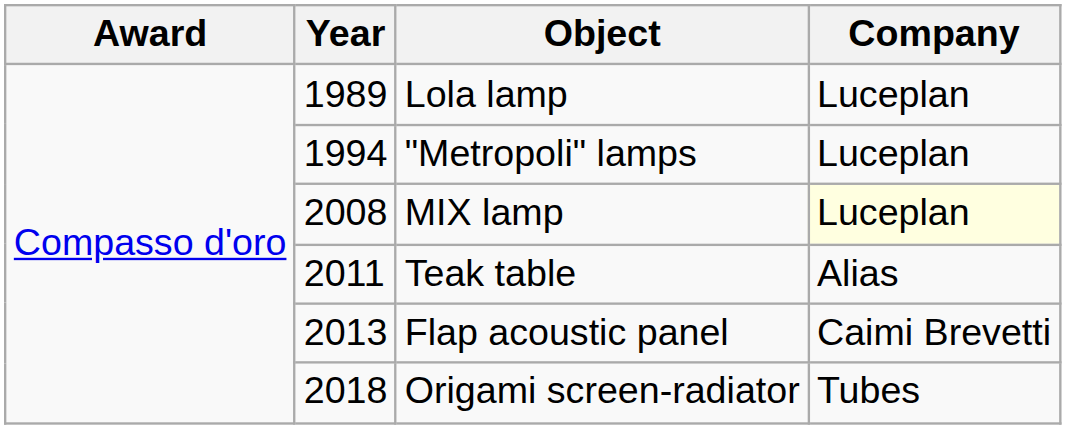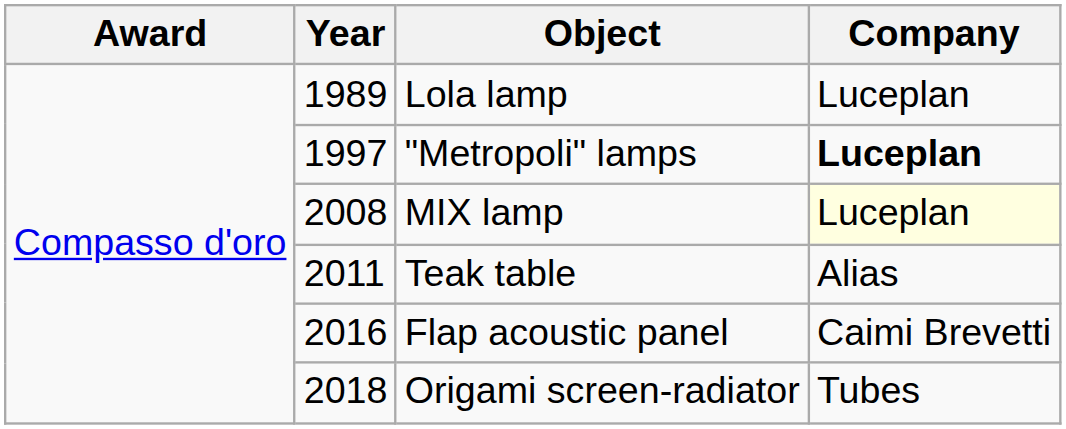(346, 153) 1994 -> (346, 153) 1997
(893, 153) normal -> (900, 153) bold
(346, 332) 2013 -> (346, 332) 2016
